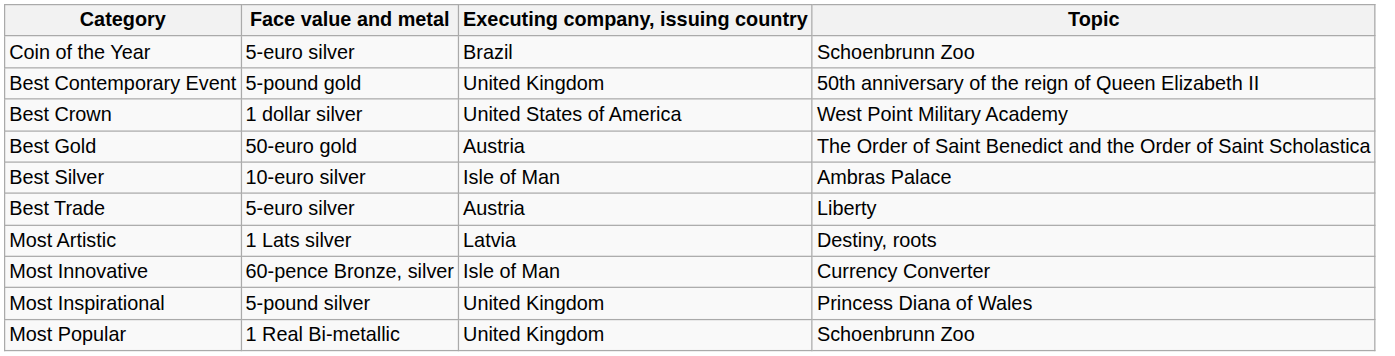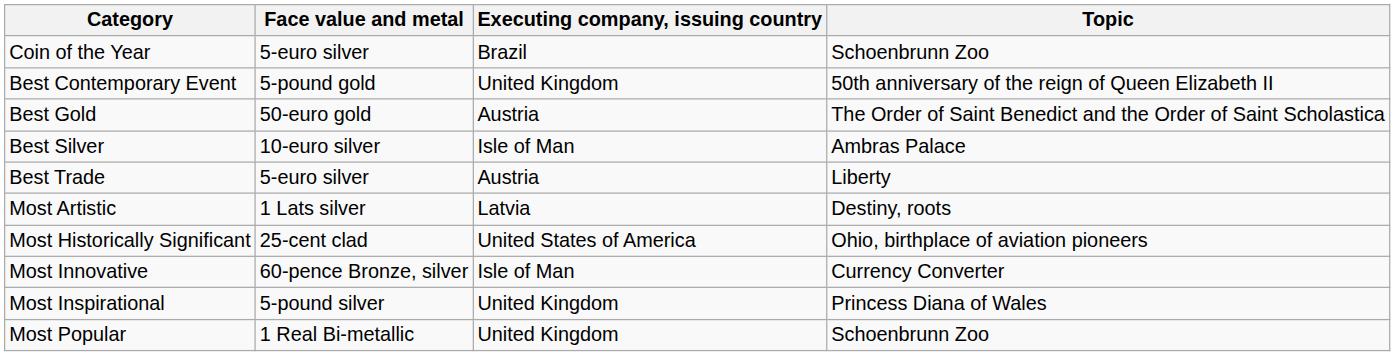- row: (60, 114)
+ row: (130, 240)
